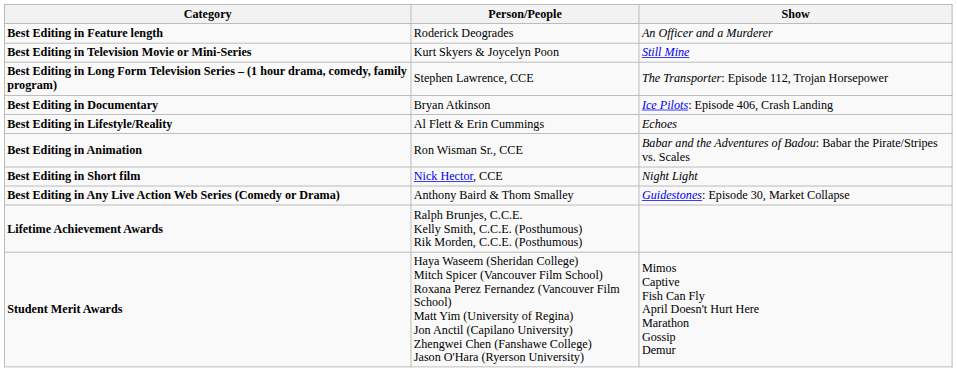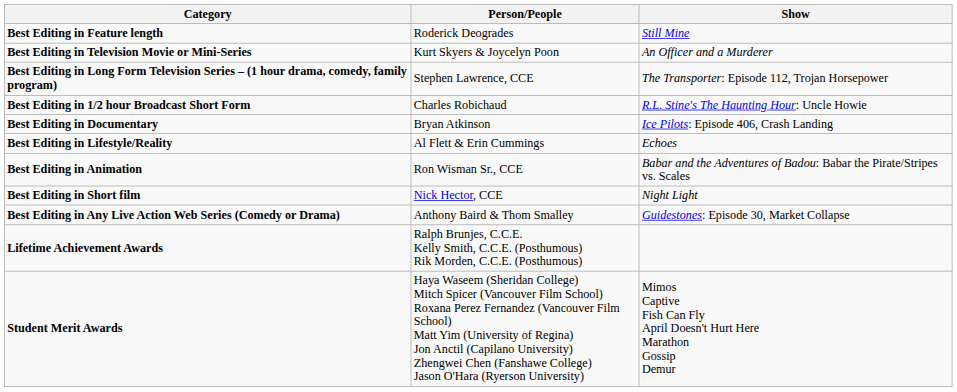(707, 33) An Officer and a Murderer -> (666, 33) Still Mine
(666, 52) Still Mine -> (707, 52) An Officer and a Murderer
+ row: (129, 104)
